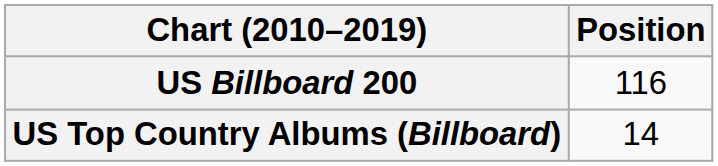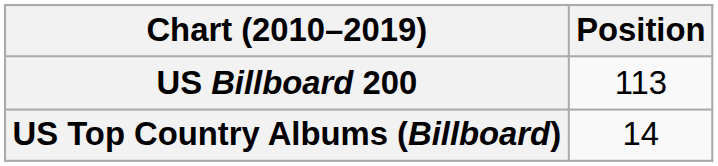(641, 82) 116 -> (641, 82) 113
